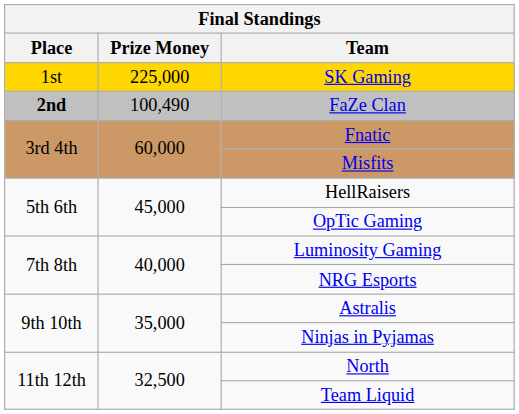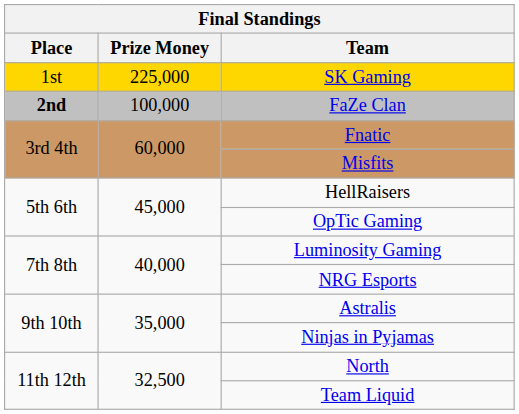(160, 105) 100,490 -> (160, 105) 100,000
